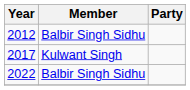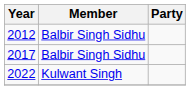(82, 54) Kulwant Singh -> (93, 54) Balbir Singh Sidhu
(93, 74) Balbir Singh Sidhu -> (82, 74) Kulwant Singh
